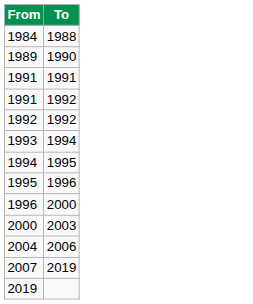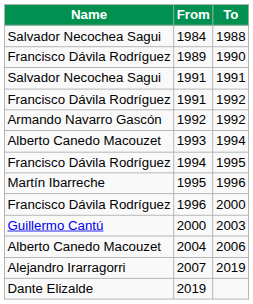+ column: (89, 15)
